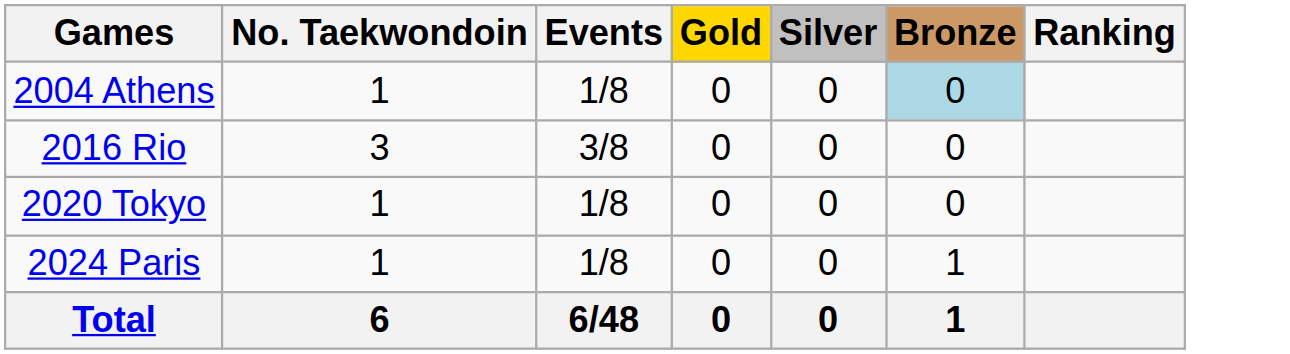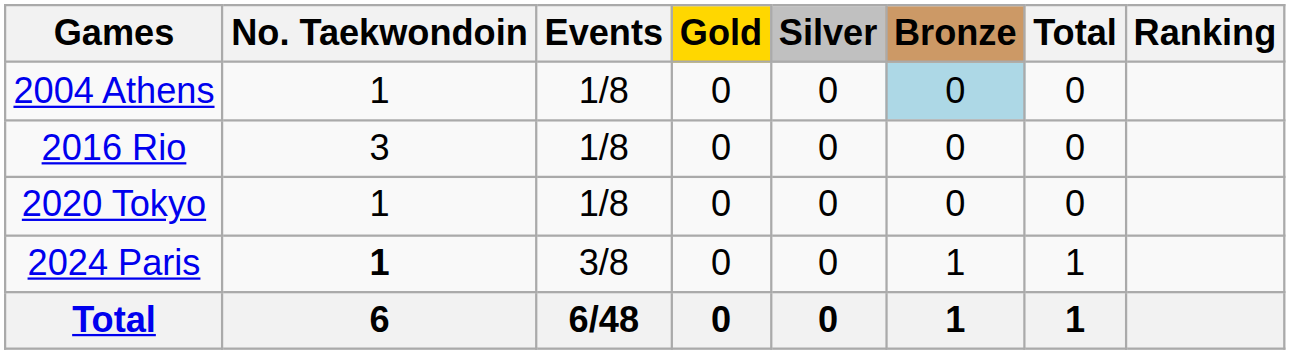+ column: (1075, 33)
(604, 147) 3/8 -> (604, 147) 1/8
(380, 262) normal -> (380, 262) bold
(604, 262) 1/8 -> (604, 262) 3/8
